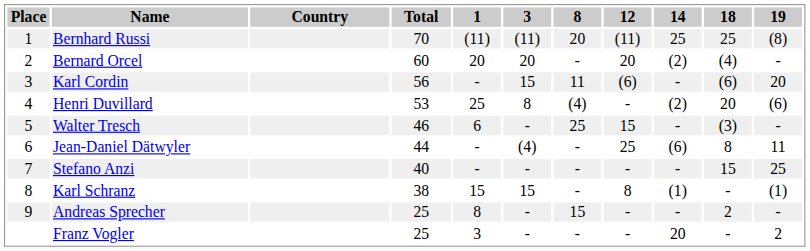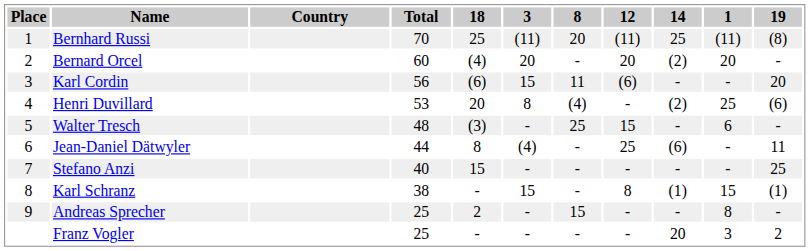columns swapped: (477, 17) <-> (728, 17)
(421, 125) 46 -> (421, 125) 48
